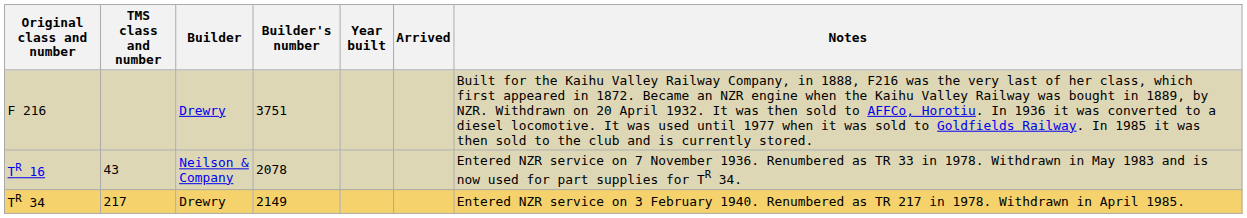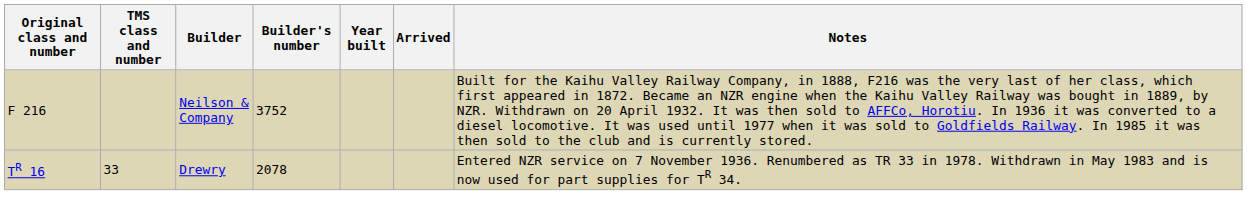(202, 110) Drewry -> (214, 110) Neilson & Company
(271, 110) 3751 -> (271, 110) 3752
(111, 170) 43 -> (111, 170) 33
(214, 170) Neilson & Company -> (202, 170) Drewry
- row: (26, 202)
